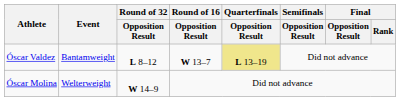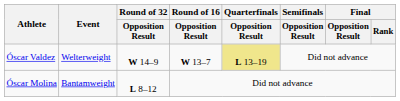(88, 57) Bantamweight -> (86, 57) Welterweight
(143, 63) L 8–12 -> (143, 63) W 14–9
(86, 83) Welterweight -> (88, 83) Bantamweight
(143, 89) W 14–9 -> (143, 89) L 8–12
